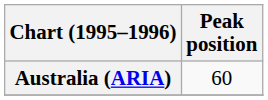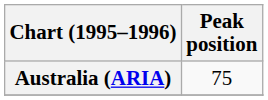(222, 77) 60 -> (222, 77) 75
